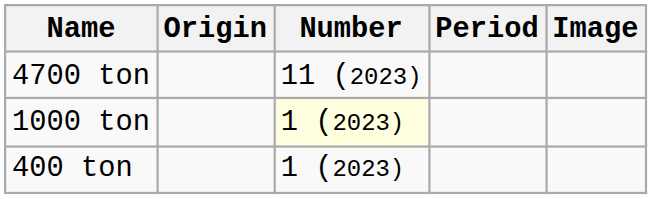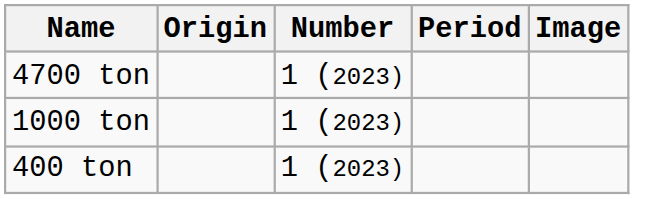(351, 75) 11 (2023) -> (342, 75) 1 (2023)
(342, 122) lightyellow background -> (342, 122) no background
